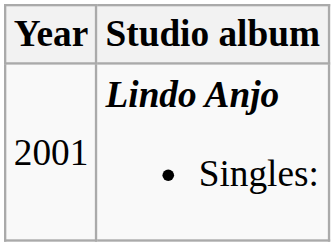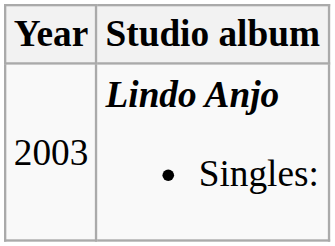(51, 151) 2001 -> (51, 151) 2003
